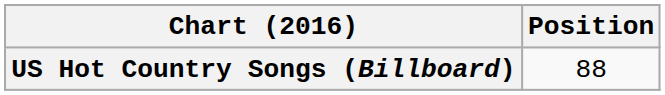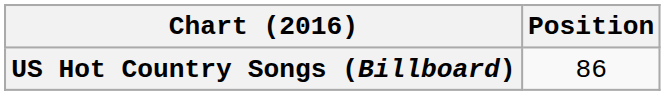(591, 69) 88 -> (591, 69) 86
